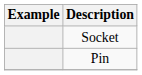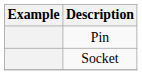rows swapped: (100, 37) <-> (100, 59)
